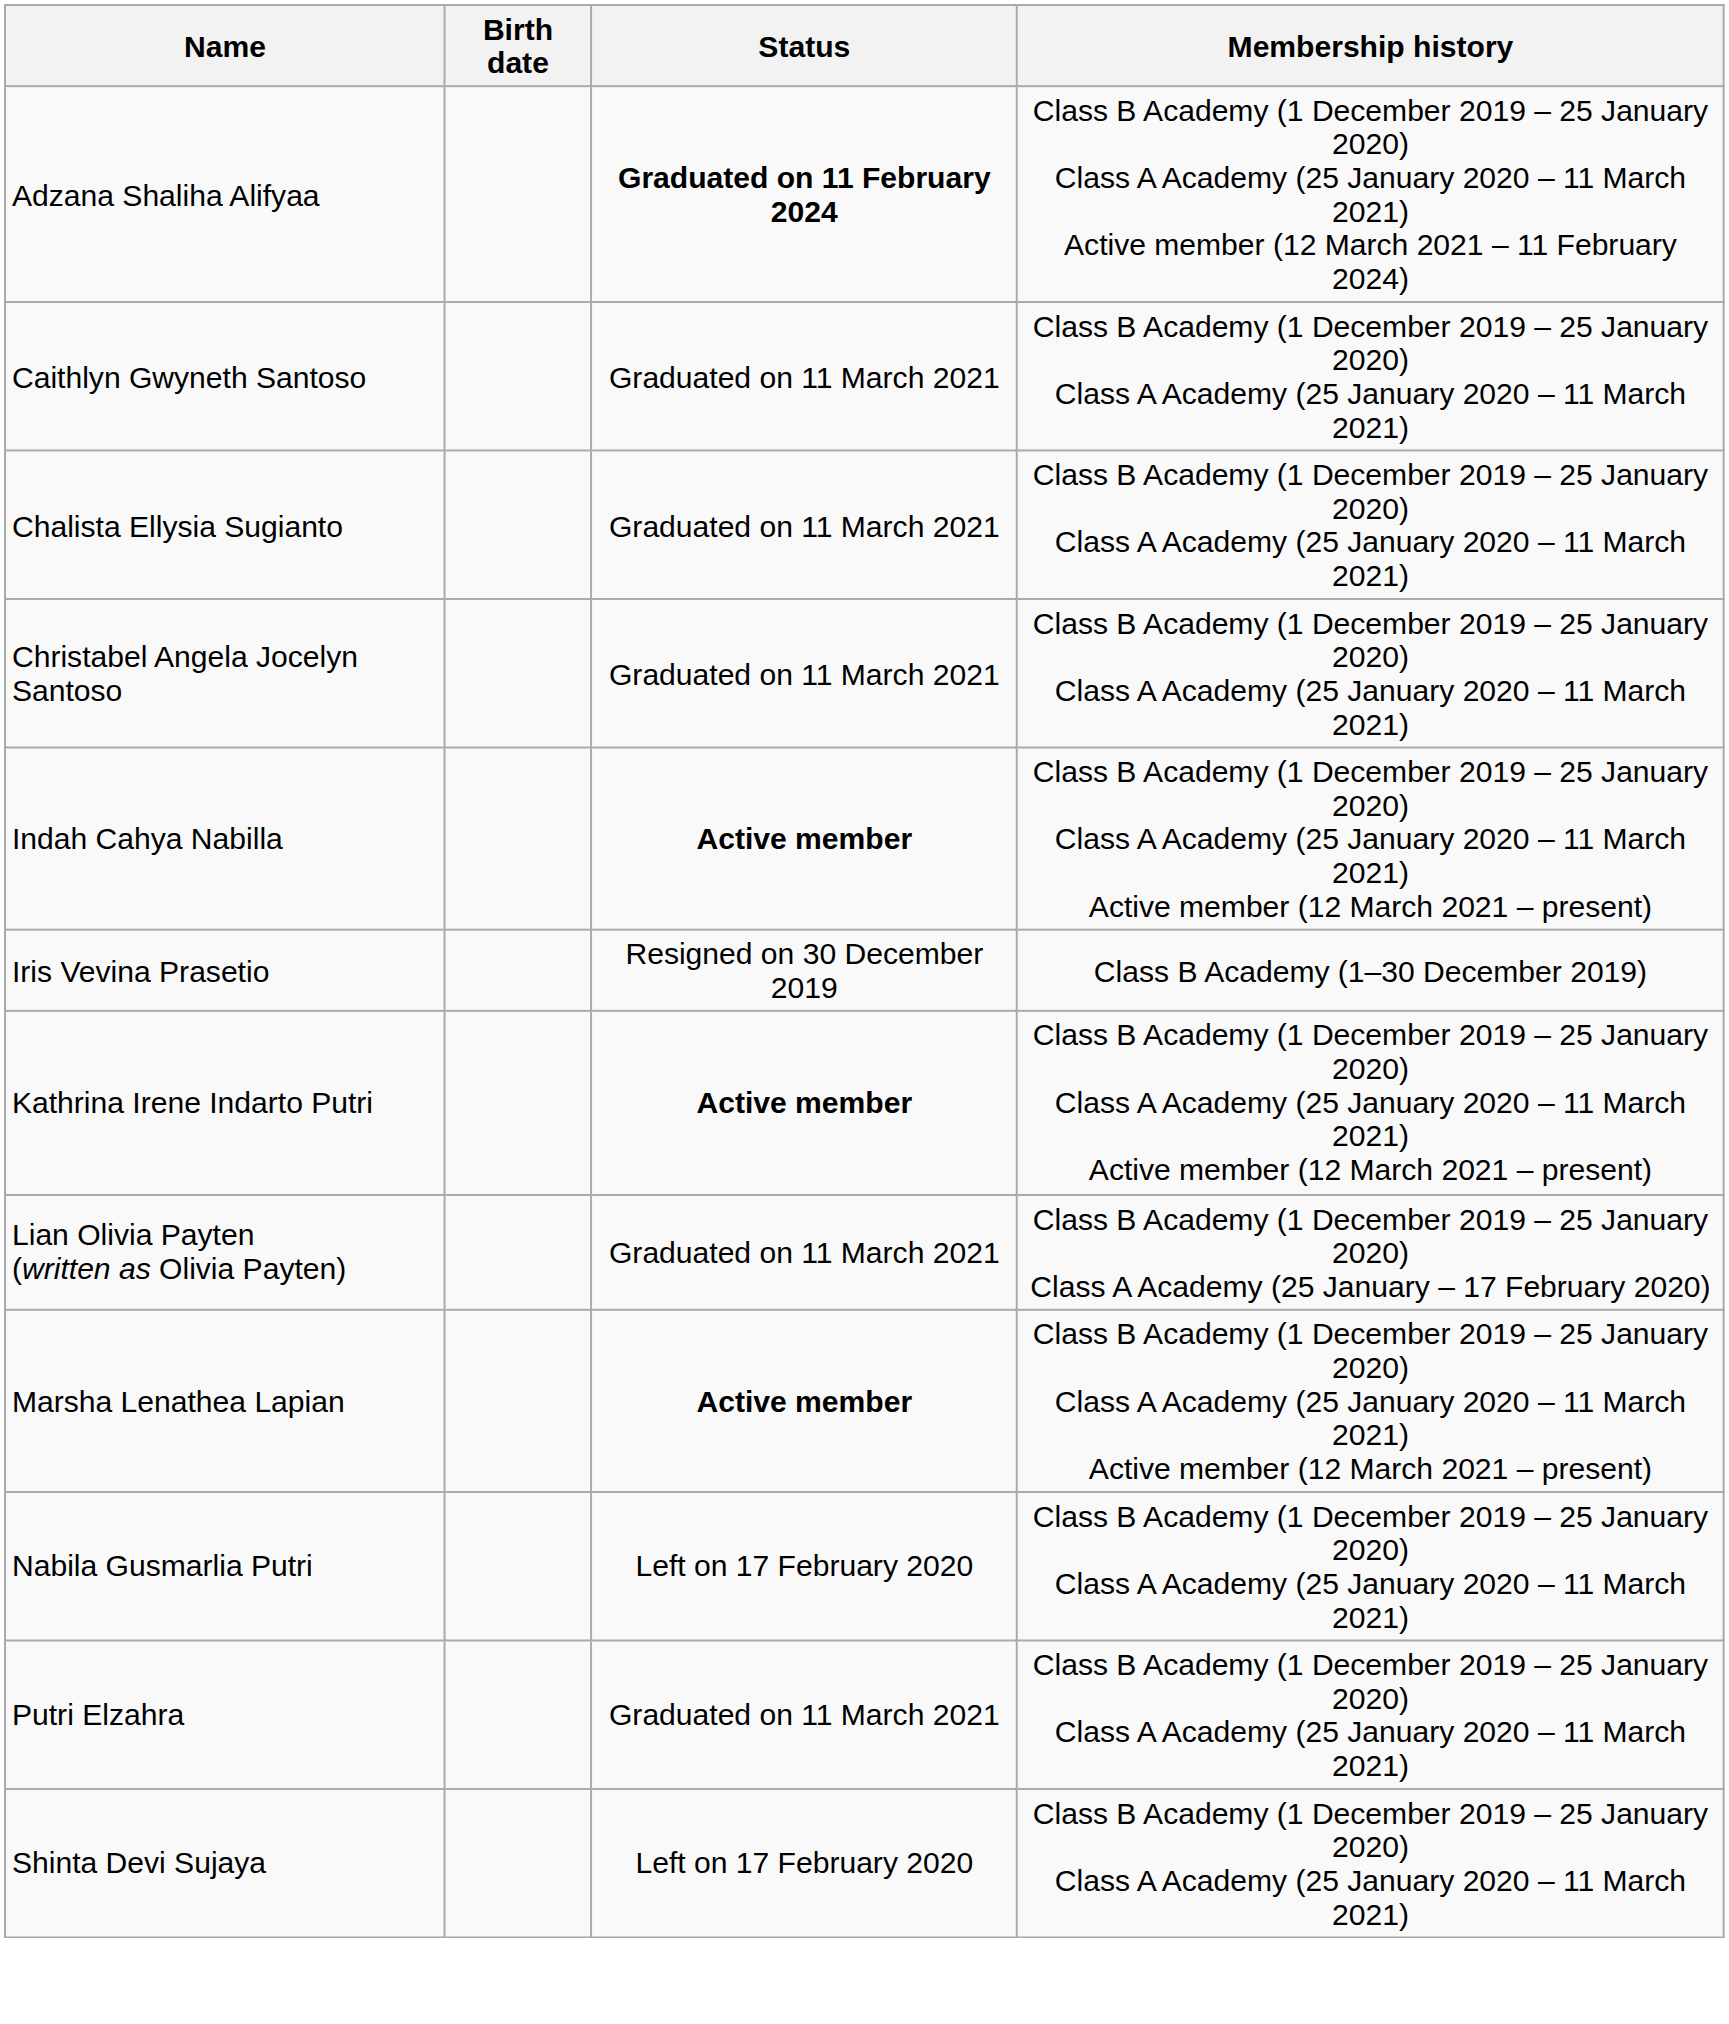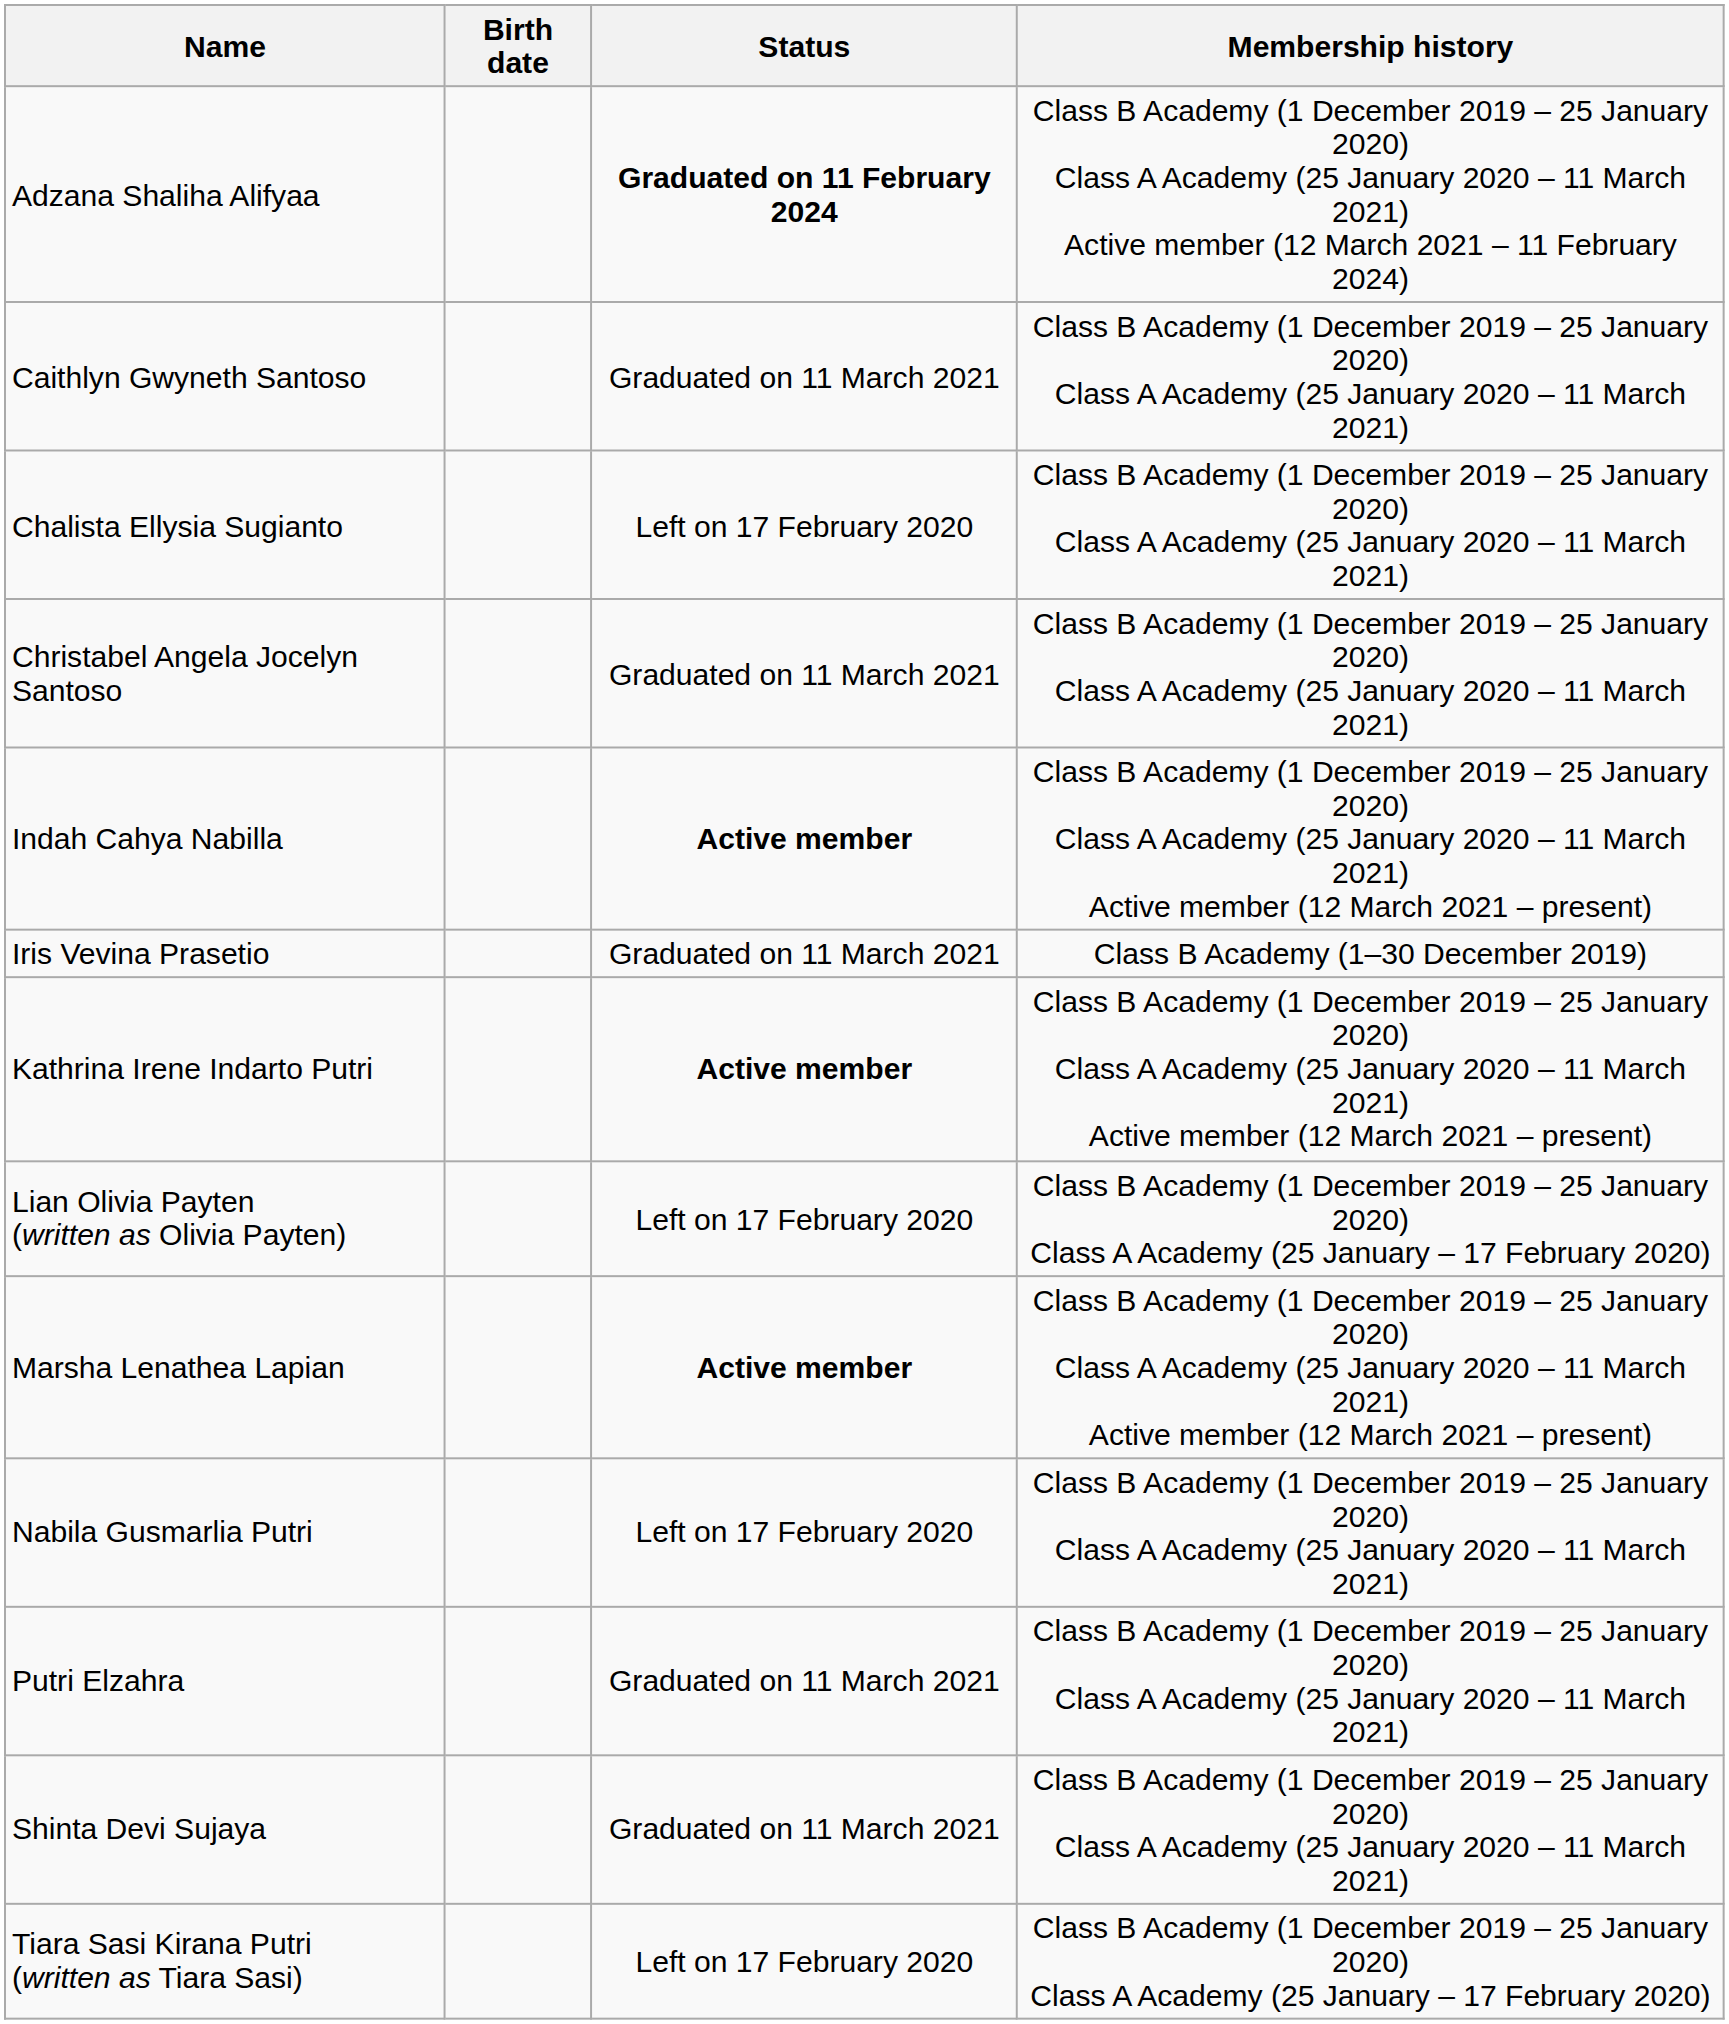(804, 525) Graduated on 11 March 2021 -> (804, 525) Left on 17 February 2020
(804, 971) Resigned on 30 December 2019 -> (804, 954) Graduated on 11 March 2021
(804, 1252) Graduated on 11 March 2021 -> (804, 1218) Left on 17 February 2020
(804, 1863) Left on 17 February 2020 -> (804, 1829) Graduated on 11 March 2021
+ row: (162, 1961)
